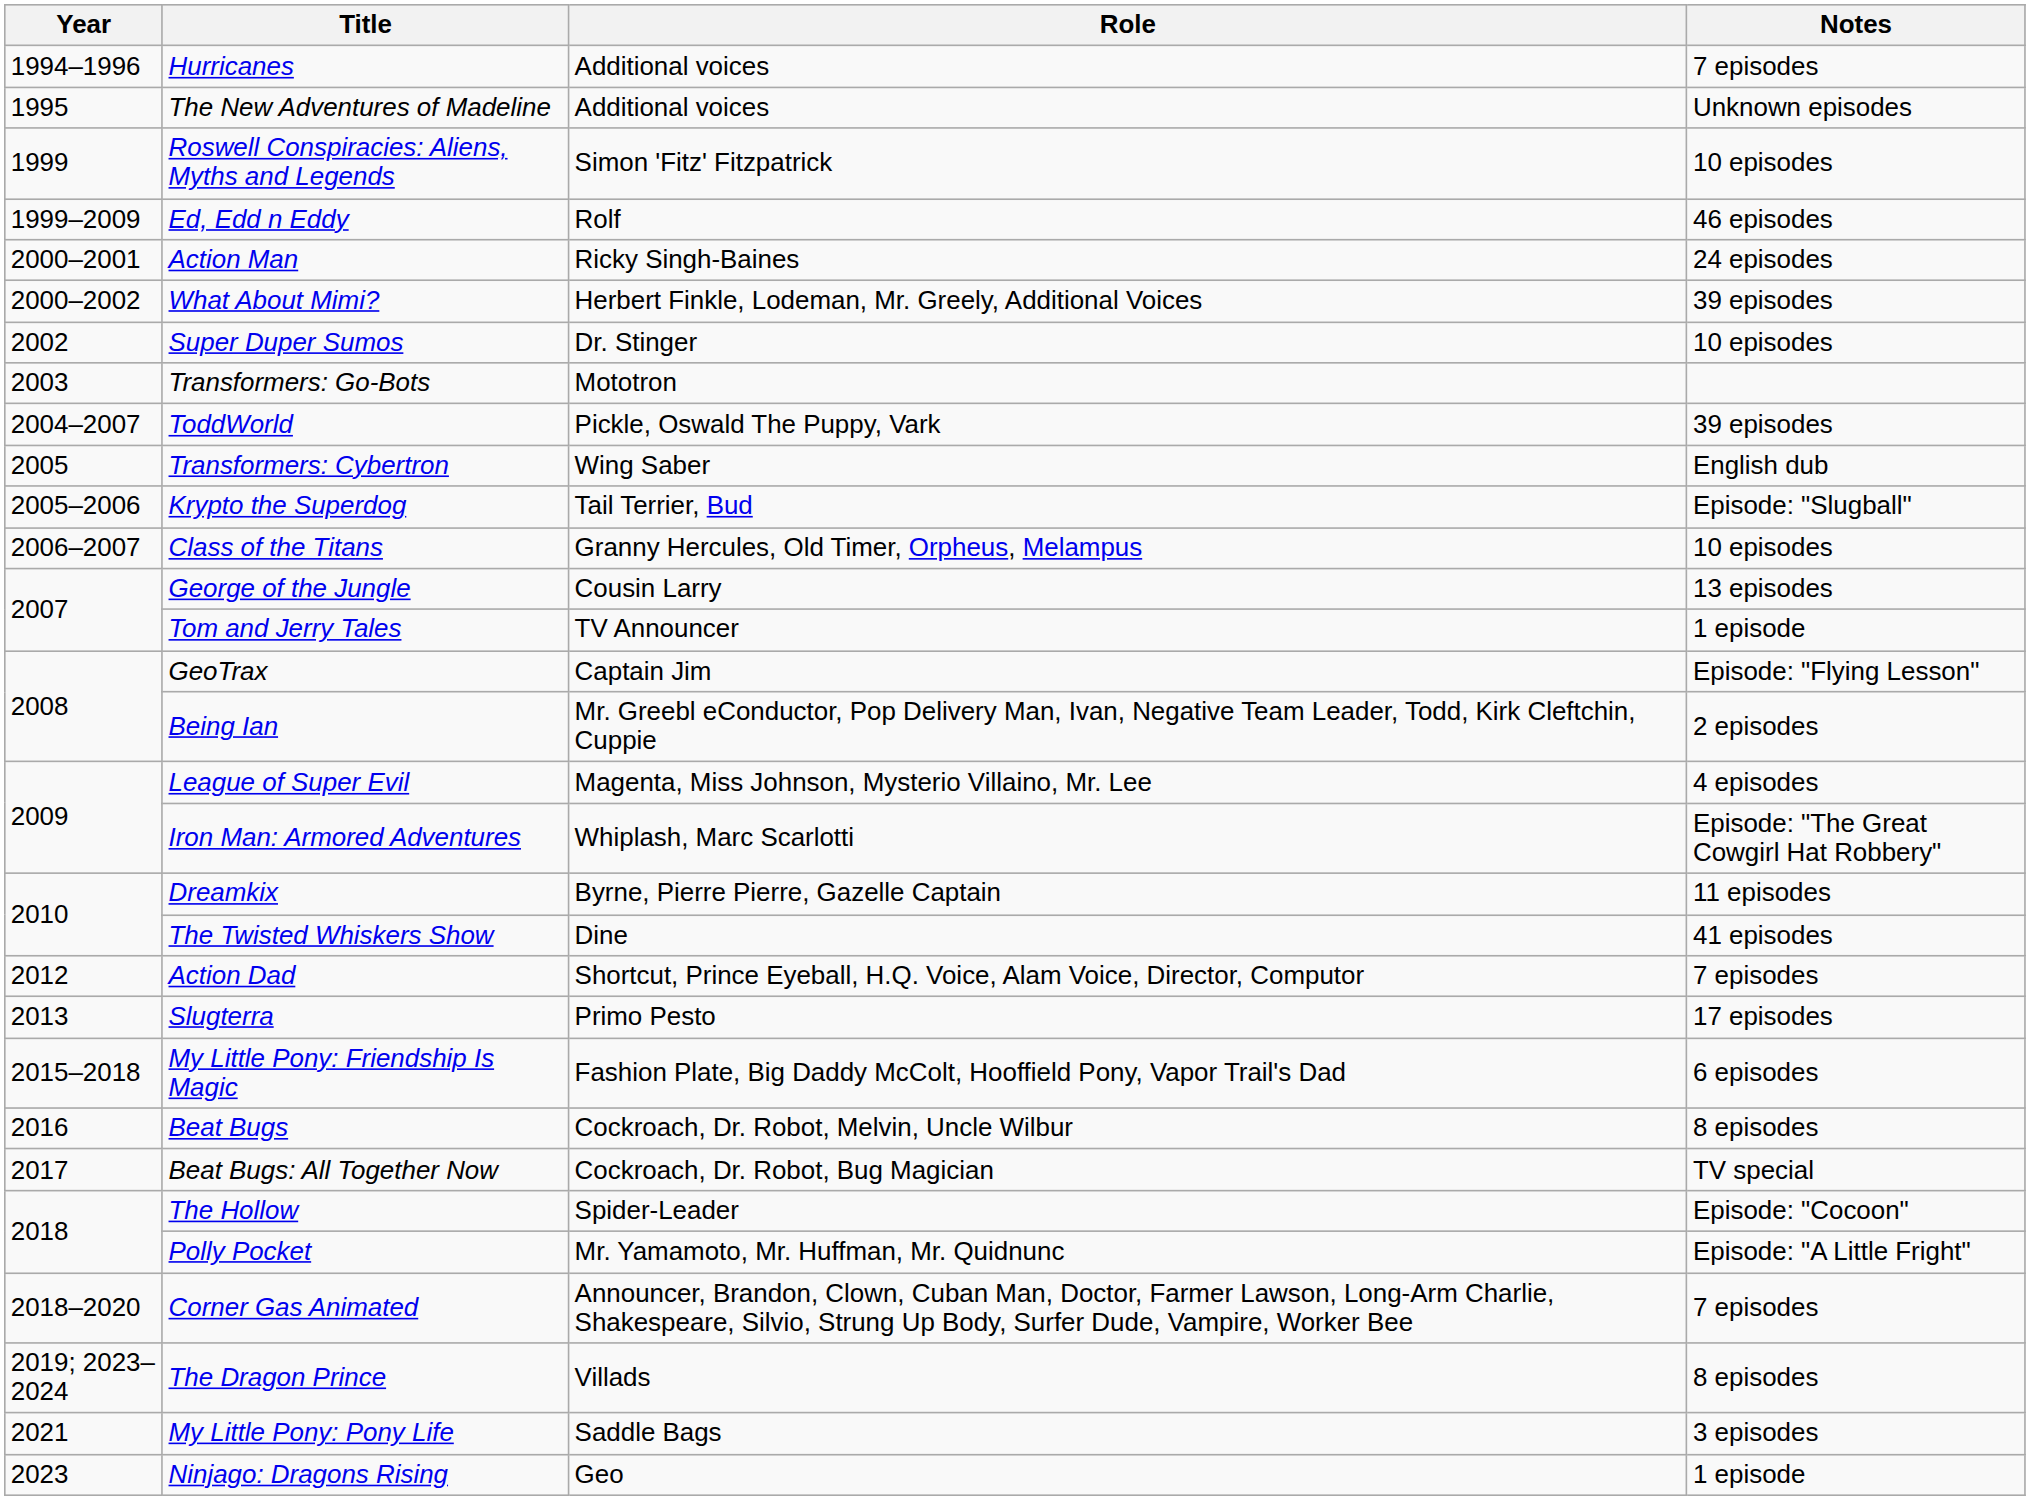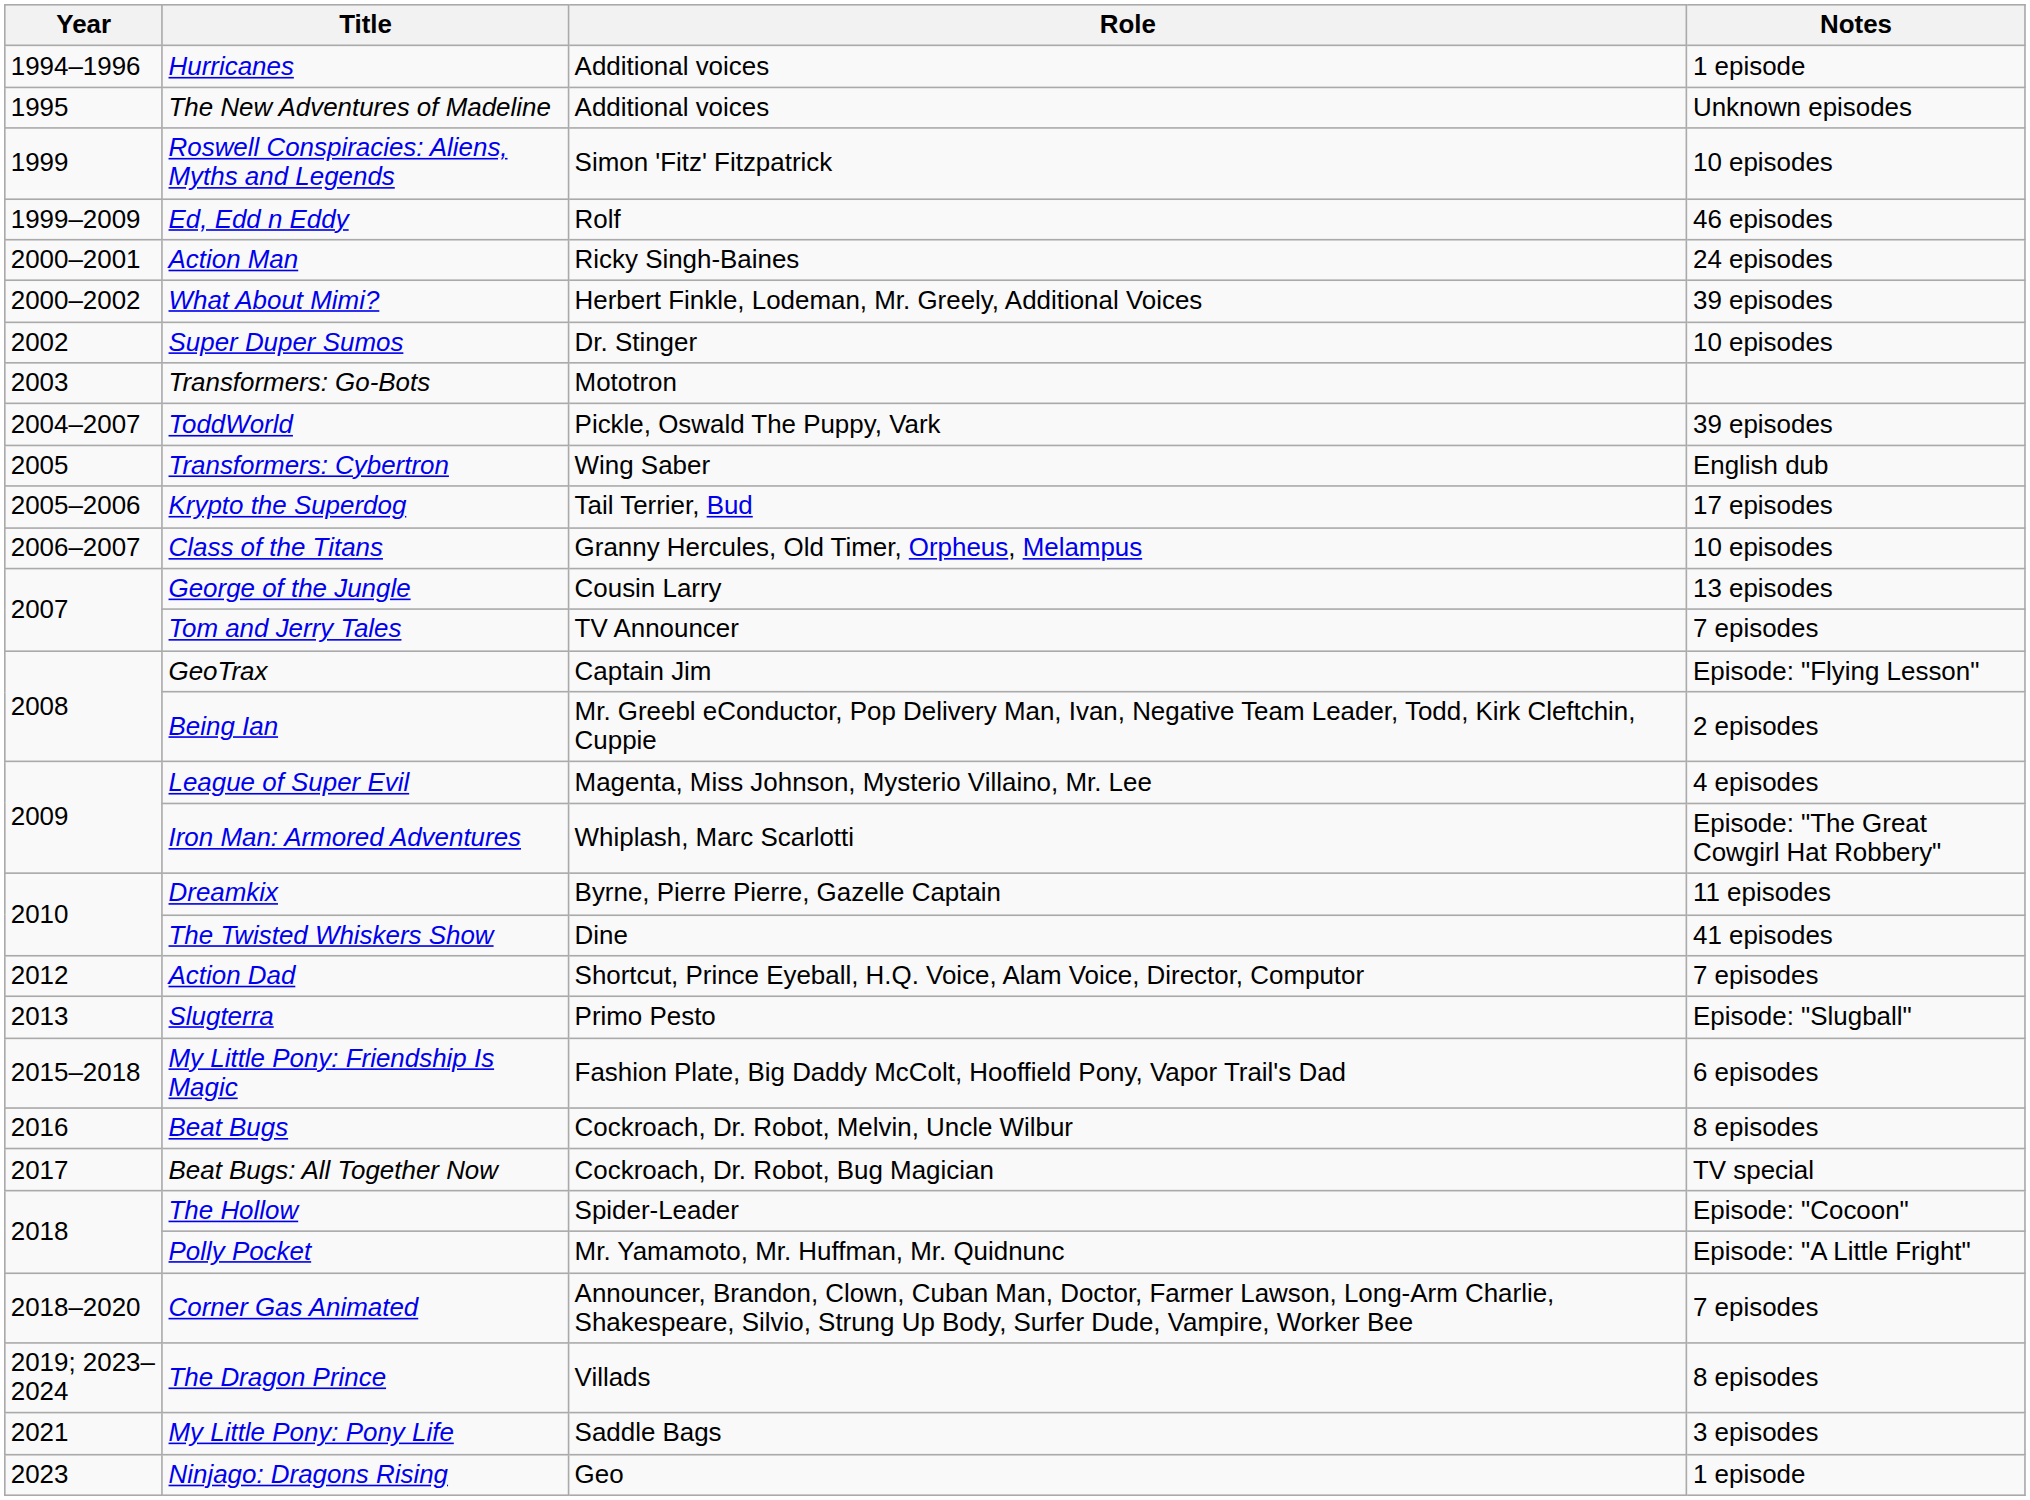(1756, 66) 7 episodes -> (1749, 66) 1 episode
(1802, 506) Episode: "Slugball" -> (1763, 506) 17 episodes
(1749, 629) 1 episode -> (1756, 629) 7 episodes
(1763, 1016) 17 episodes -> (1802, 1016) Episode: "Slugball"
